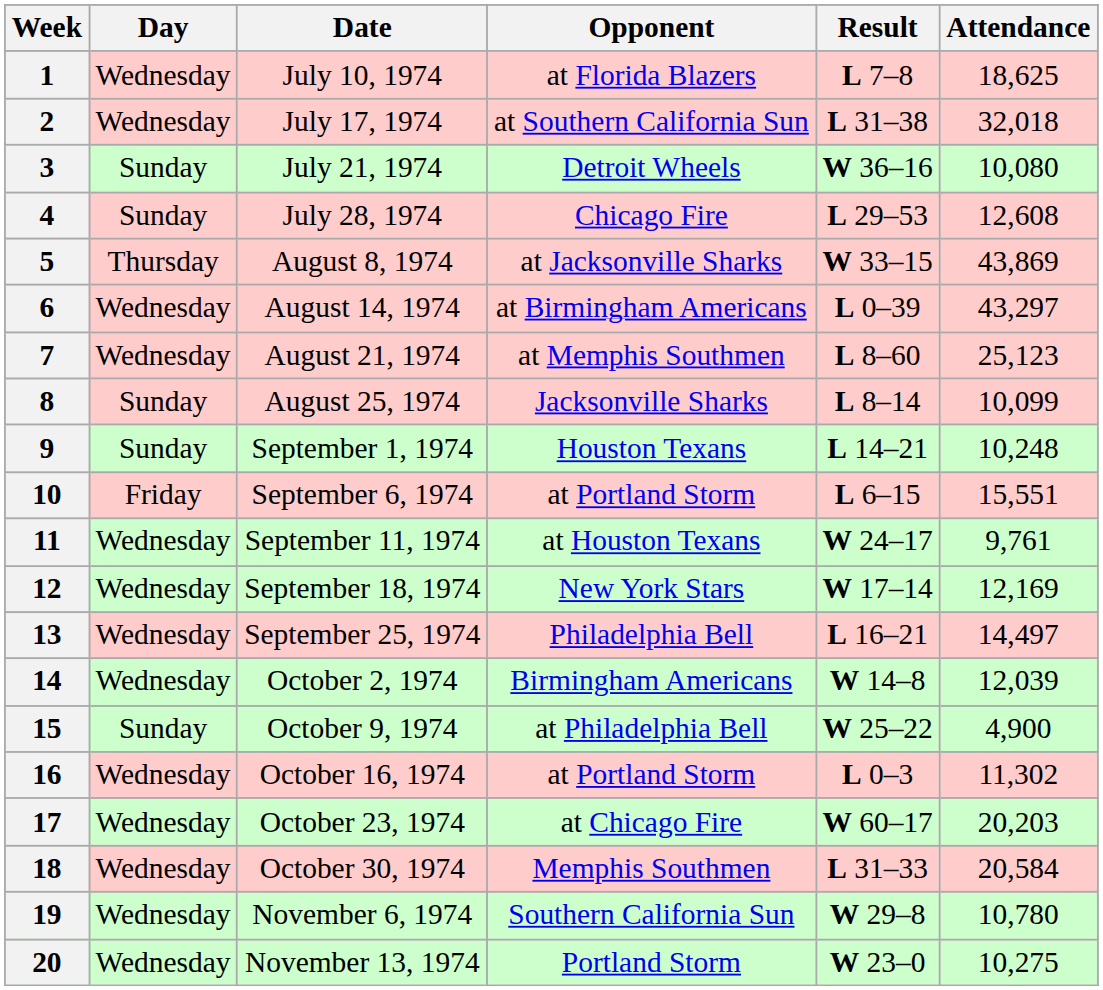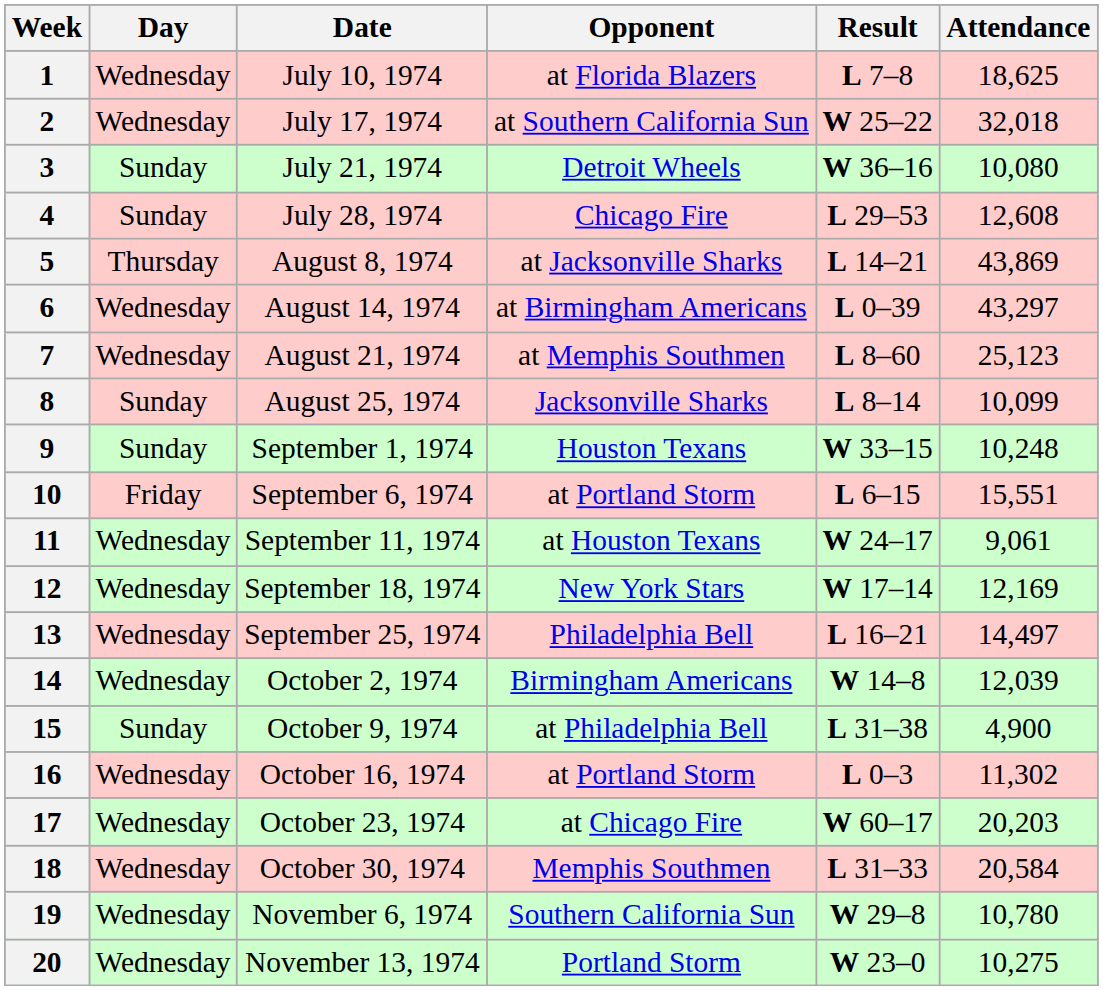(878, 121) L 31–38 -> (878, 121) W 25–22
(878, 261) W 33–15 -> (878, 261) L 14–21
(878, 448) L 14–21 -> (878, 448) W 33–15
(1018, 541) 9,761 -> (1018, 541) 9,061
(878, 728) W 25–22 -> (878, 728) L 31–38
